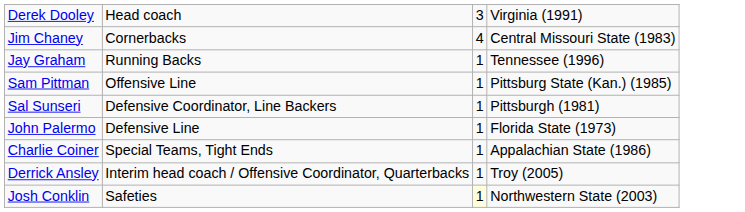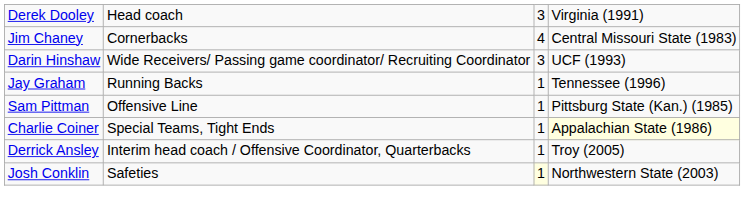+ row: (54, 60)
- row: (44, 106)
- row: (52, 128)
(571, 151) no background -> (632, 128) lightyellow background
